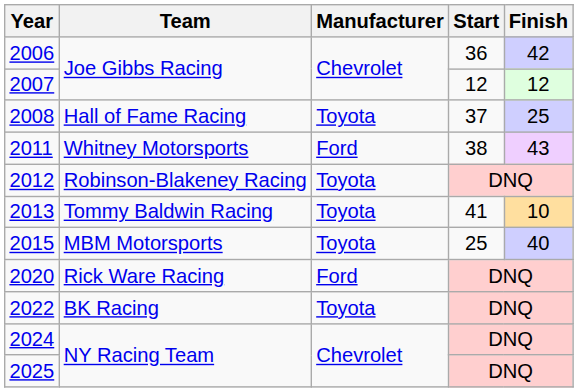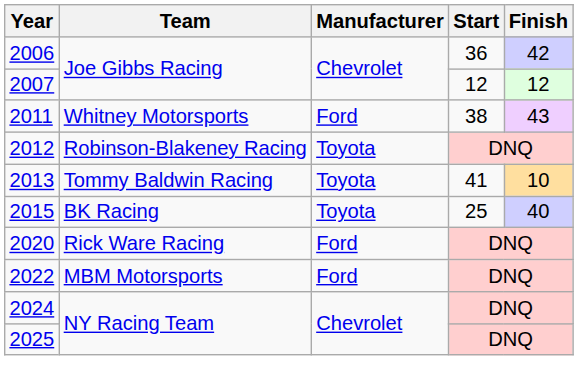- row: (32, 117)
(143, 244) MBM Motorsports -> (111, 212) BK Racing
(111, 308) BK Racing -> (143, 276) MBM Motorsports
(346, 308) Toyota -> (337, 276) Ford
